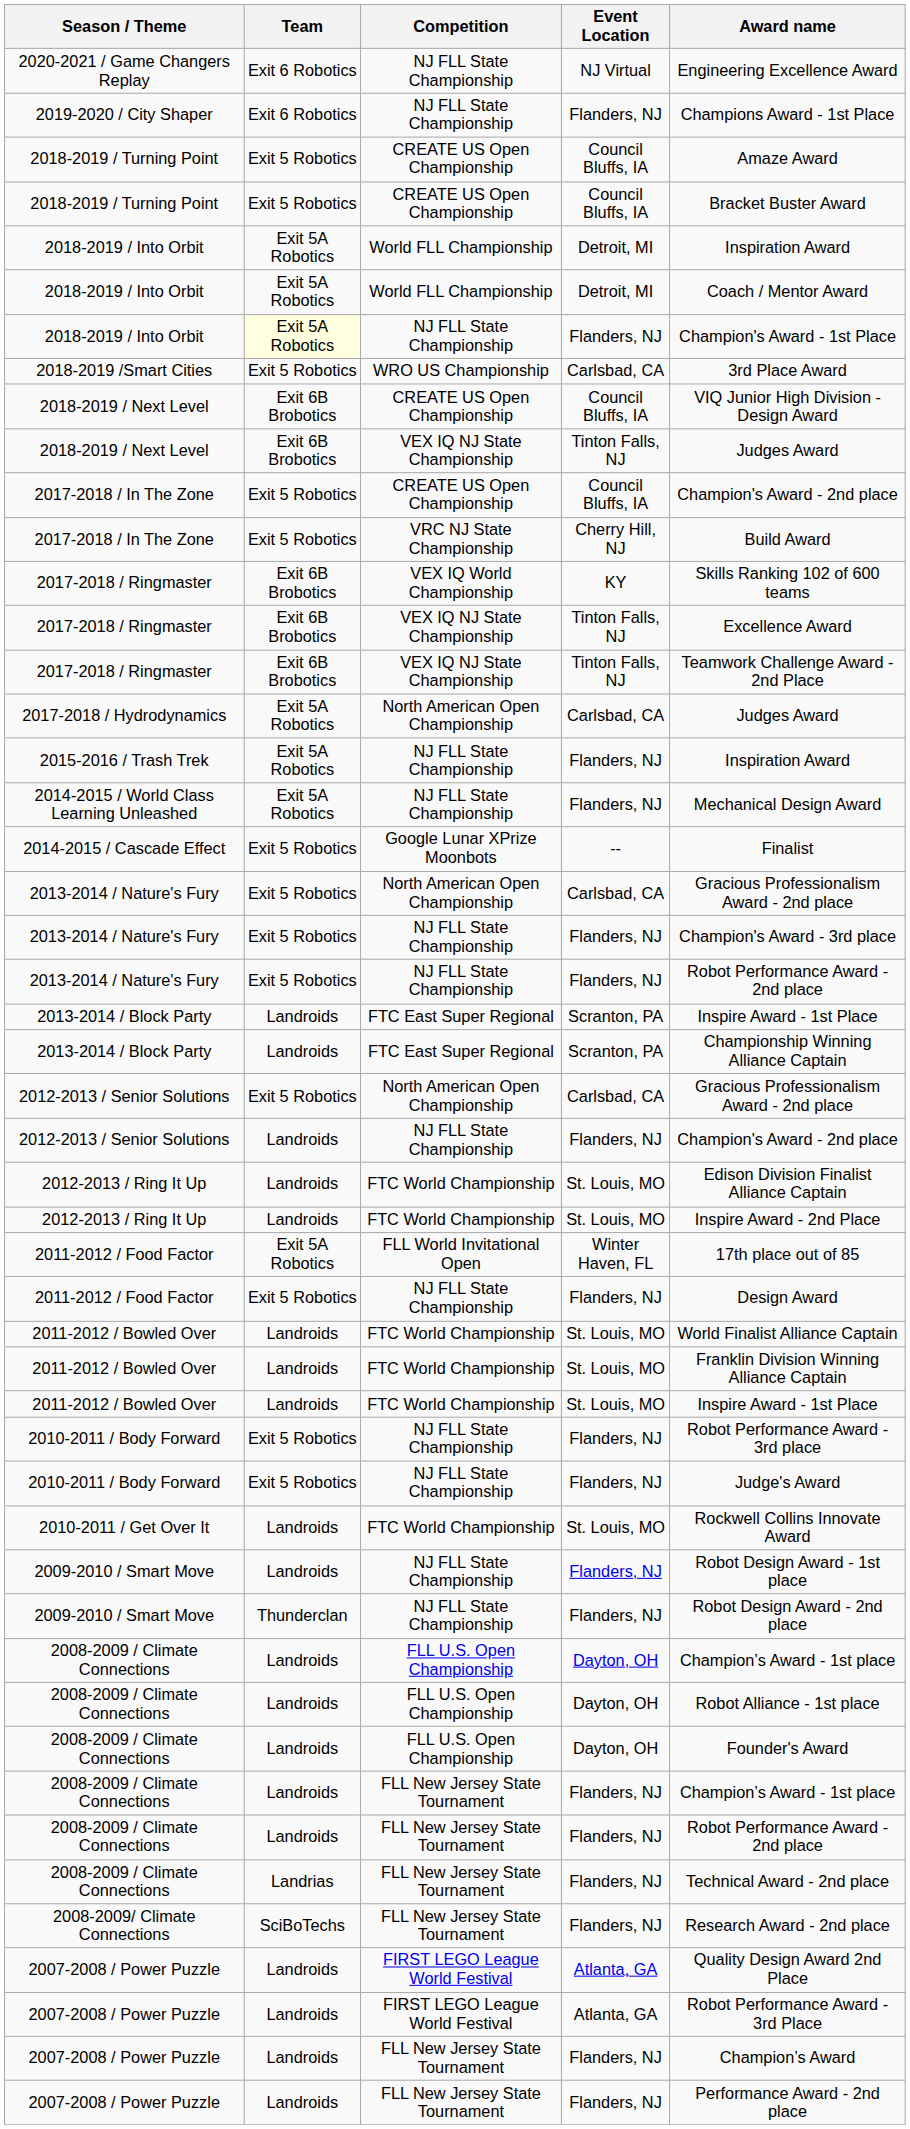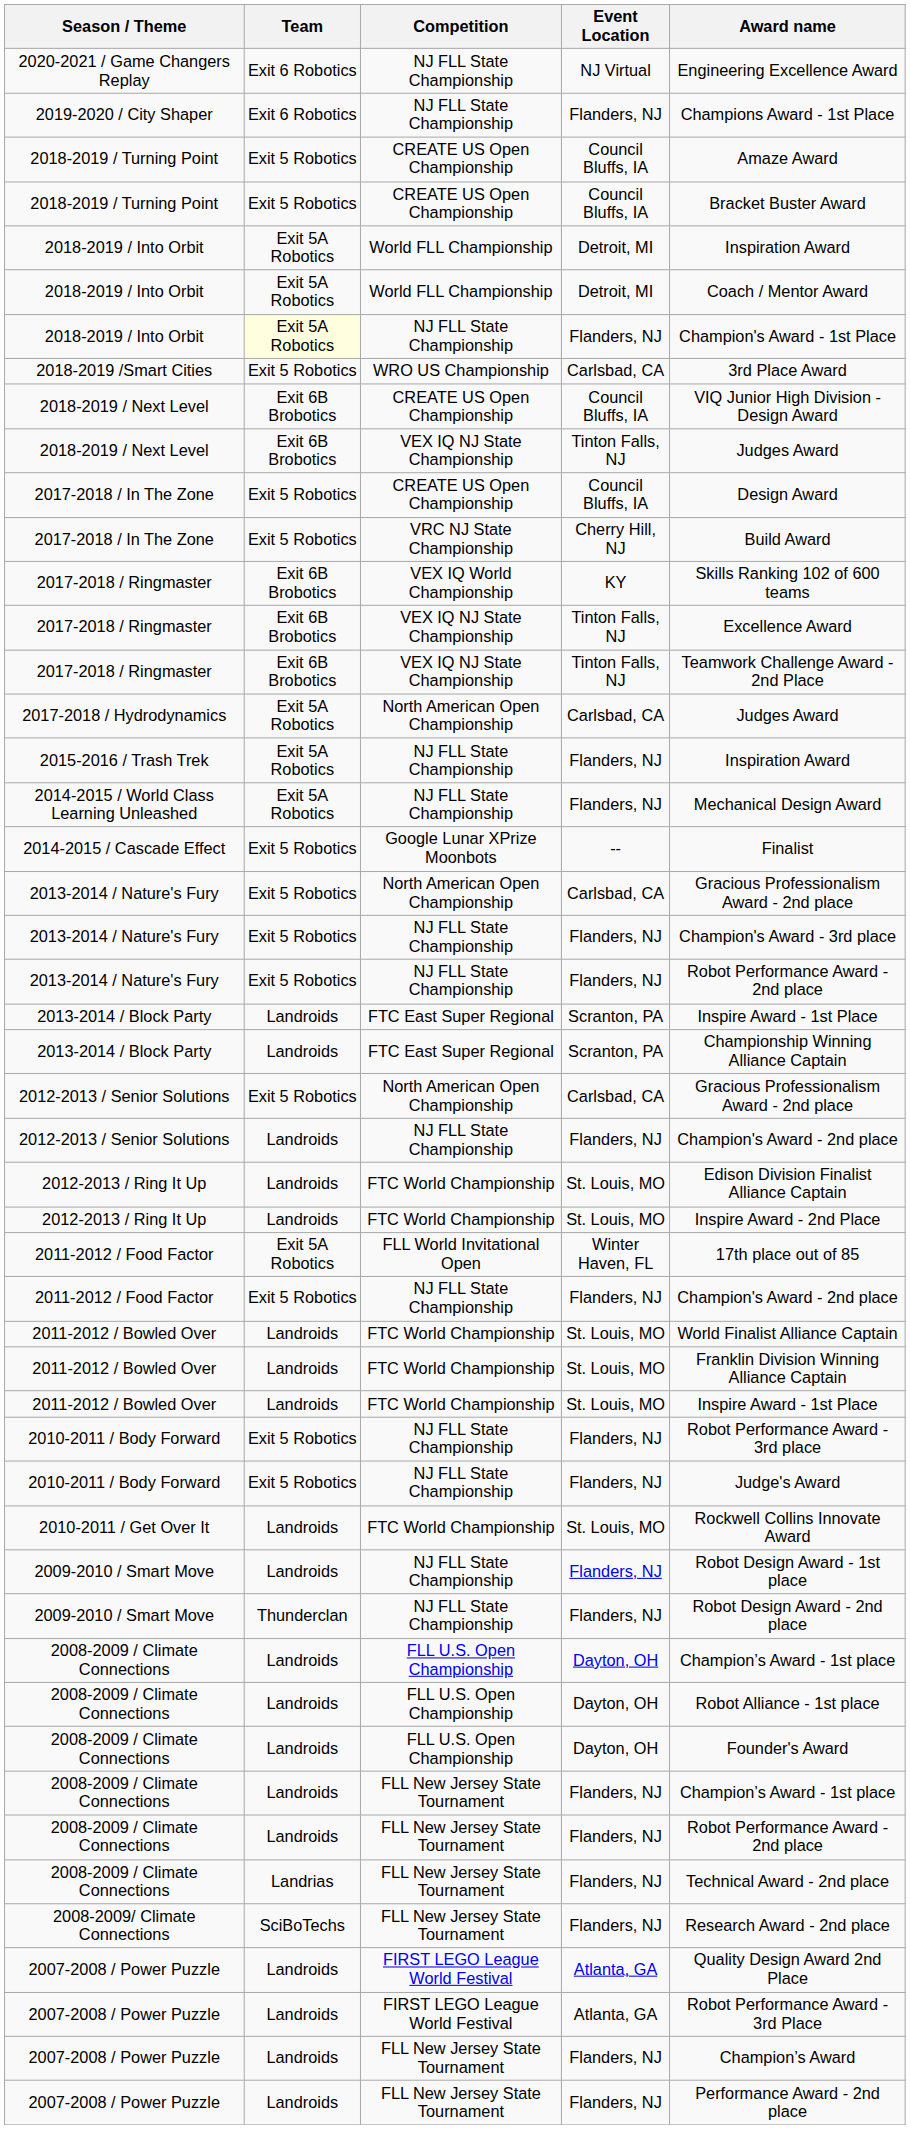(788, 494) Champion's Award - 2nd place -> (788, 494) Design Award
(788, 1298) Design Award -> (788, 1298) Champion's Award - 2nd place
